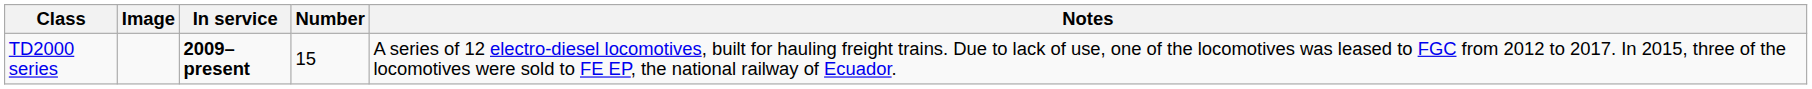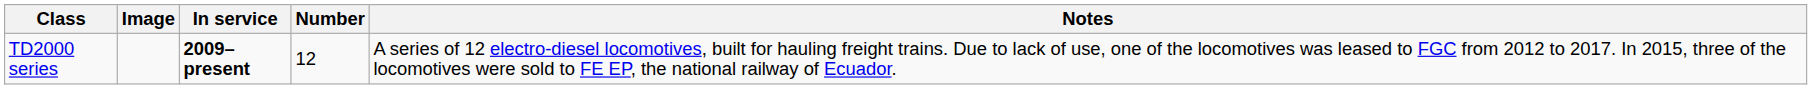(306, 58) 15 -> (306, 58) 12
